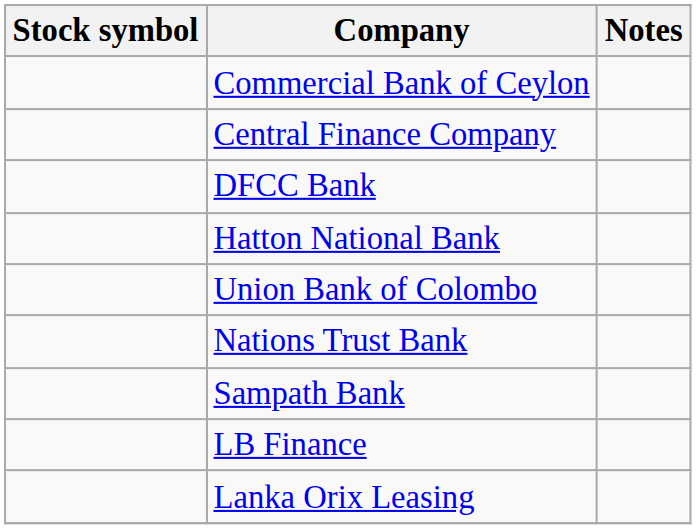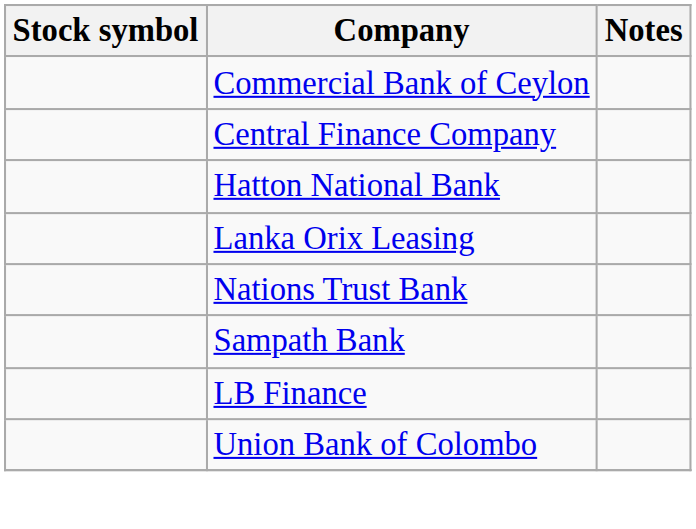- row: (295, 185)
rows swapped: (344, 496) <-> (375, 289)
